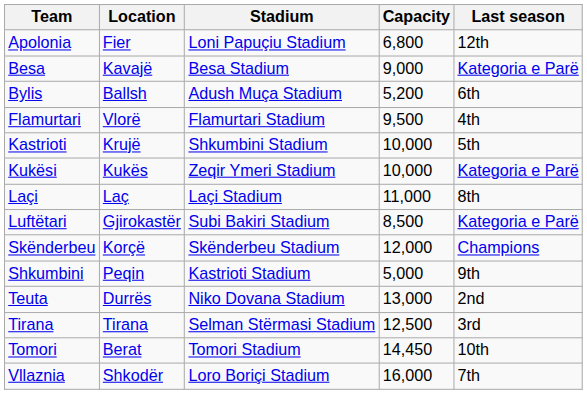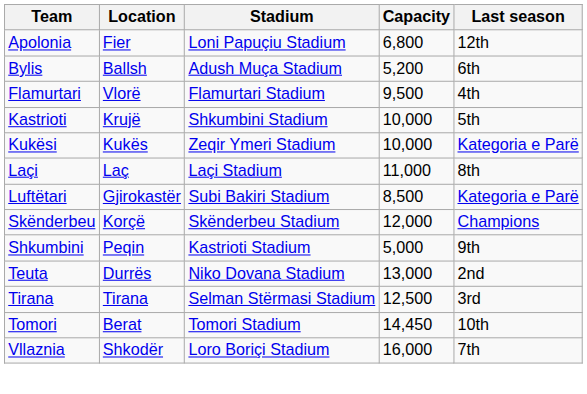- row: (27, 68)
